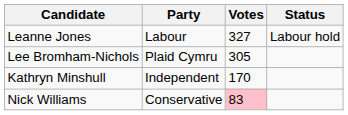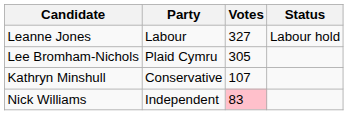(182, 78) Independent -> (184, 78) Conservative
(240, 78) 170 -> (240, 78) 107
(184, 99) Conservative -> (182, 99) Independent
